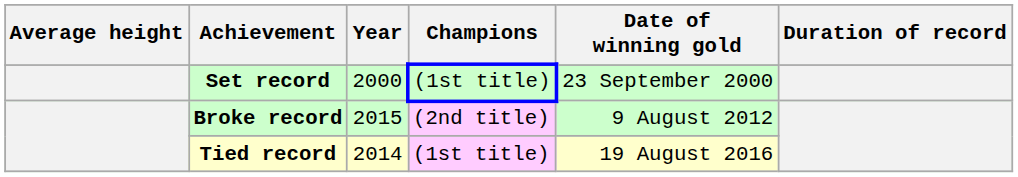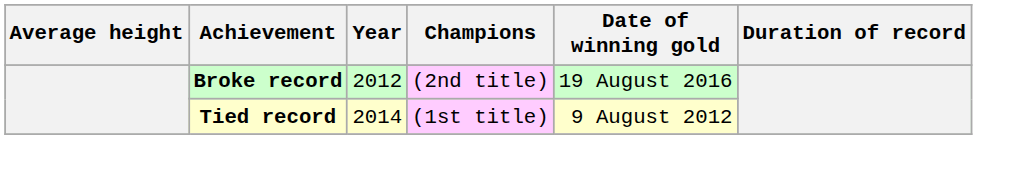- row: (268, 82)
(378, 119) 2015 -> (377, 82) 2012
(693, 119) 9 August 2012 -> (646, 82) 19 August 2016
(686, 154) 19 August 2016 -> (652, 116) 9 August 2012
